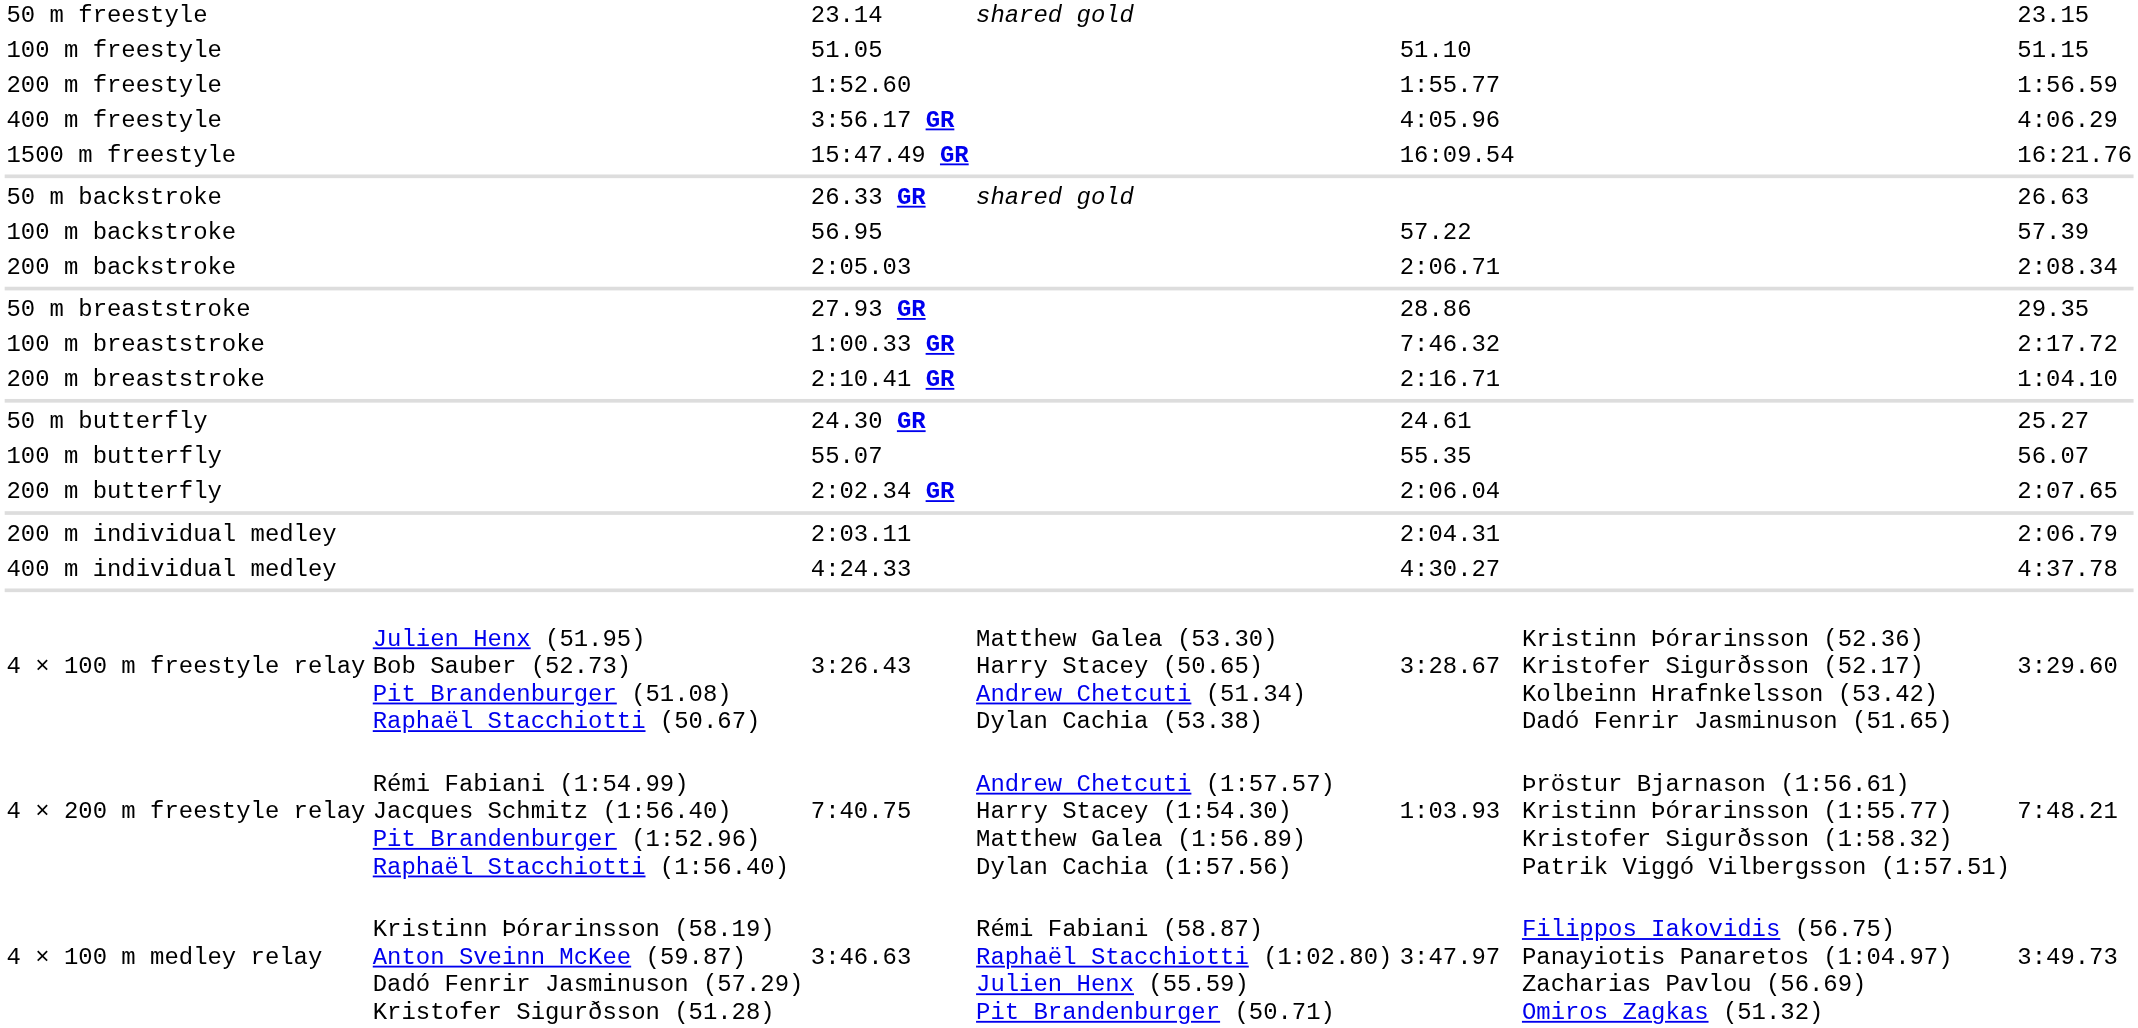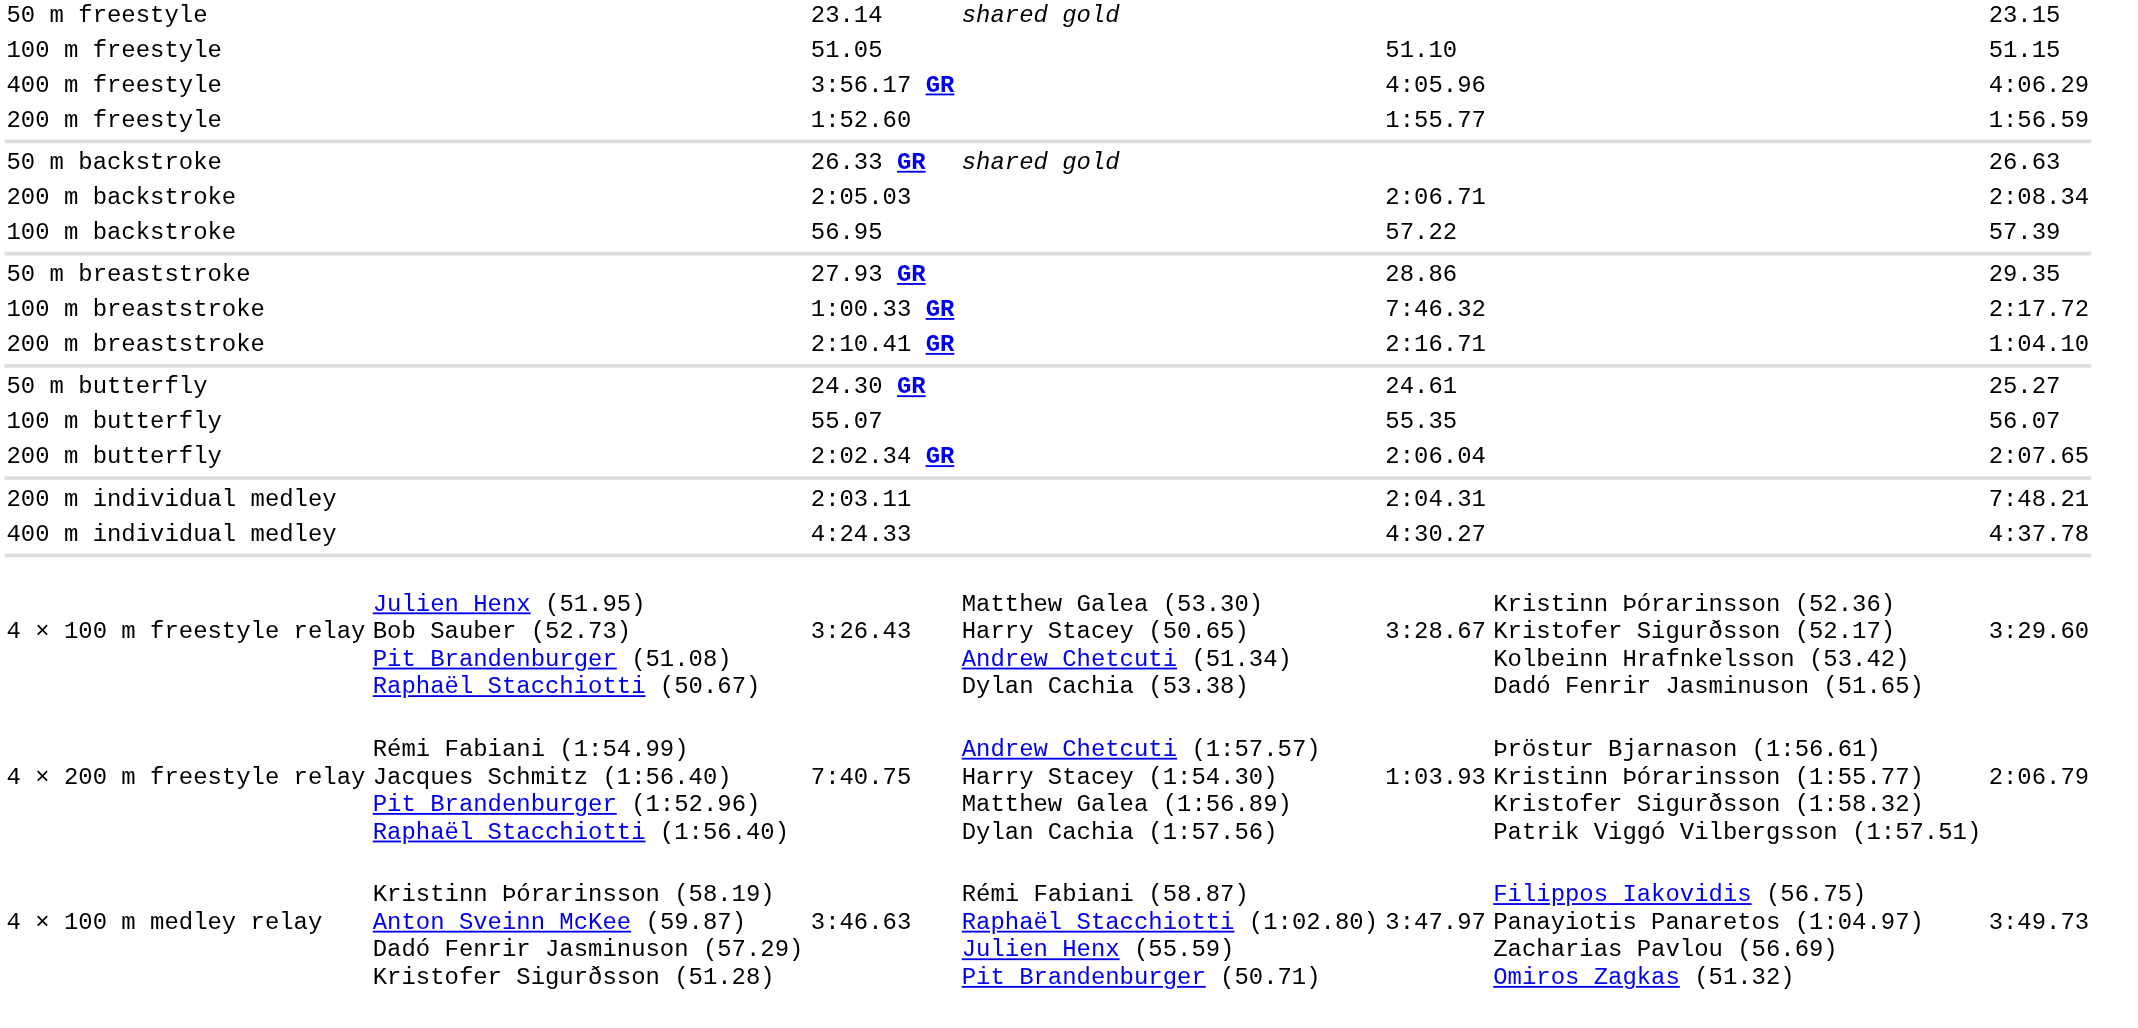rows swapped: (114, 85) <-> (114, 120)
- row: (121, 155)
rows swapped: (121, 232) <-> (121, 267)
(2068, 534) 2:06.79 -> (2039, 499) 7:48.21
(2068, 812) 7:48.21 -> (2039, 777) 2:06.79
